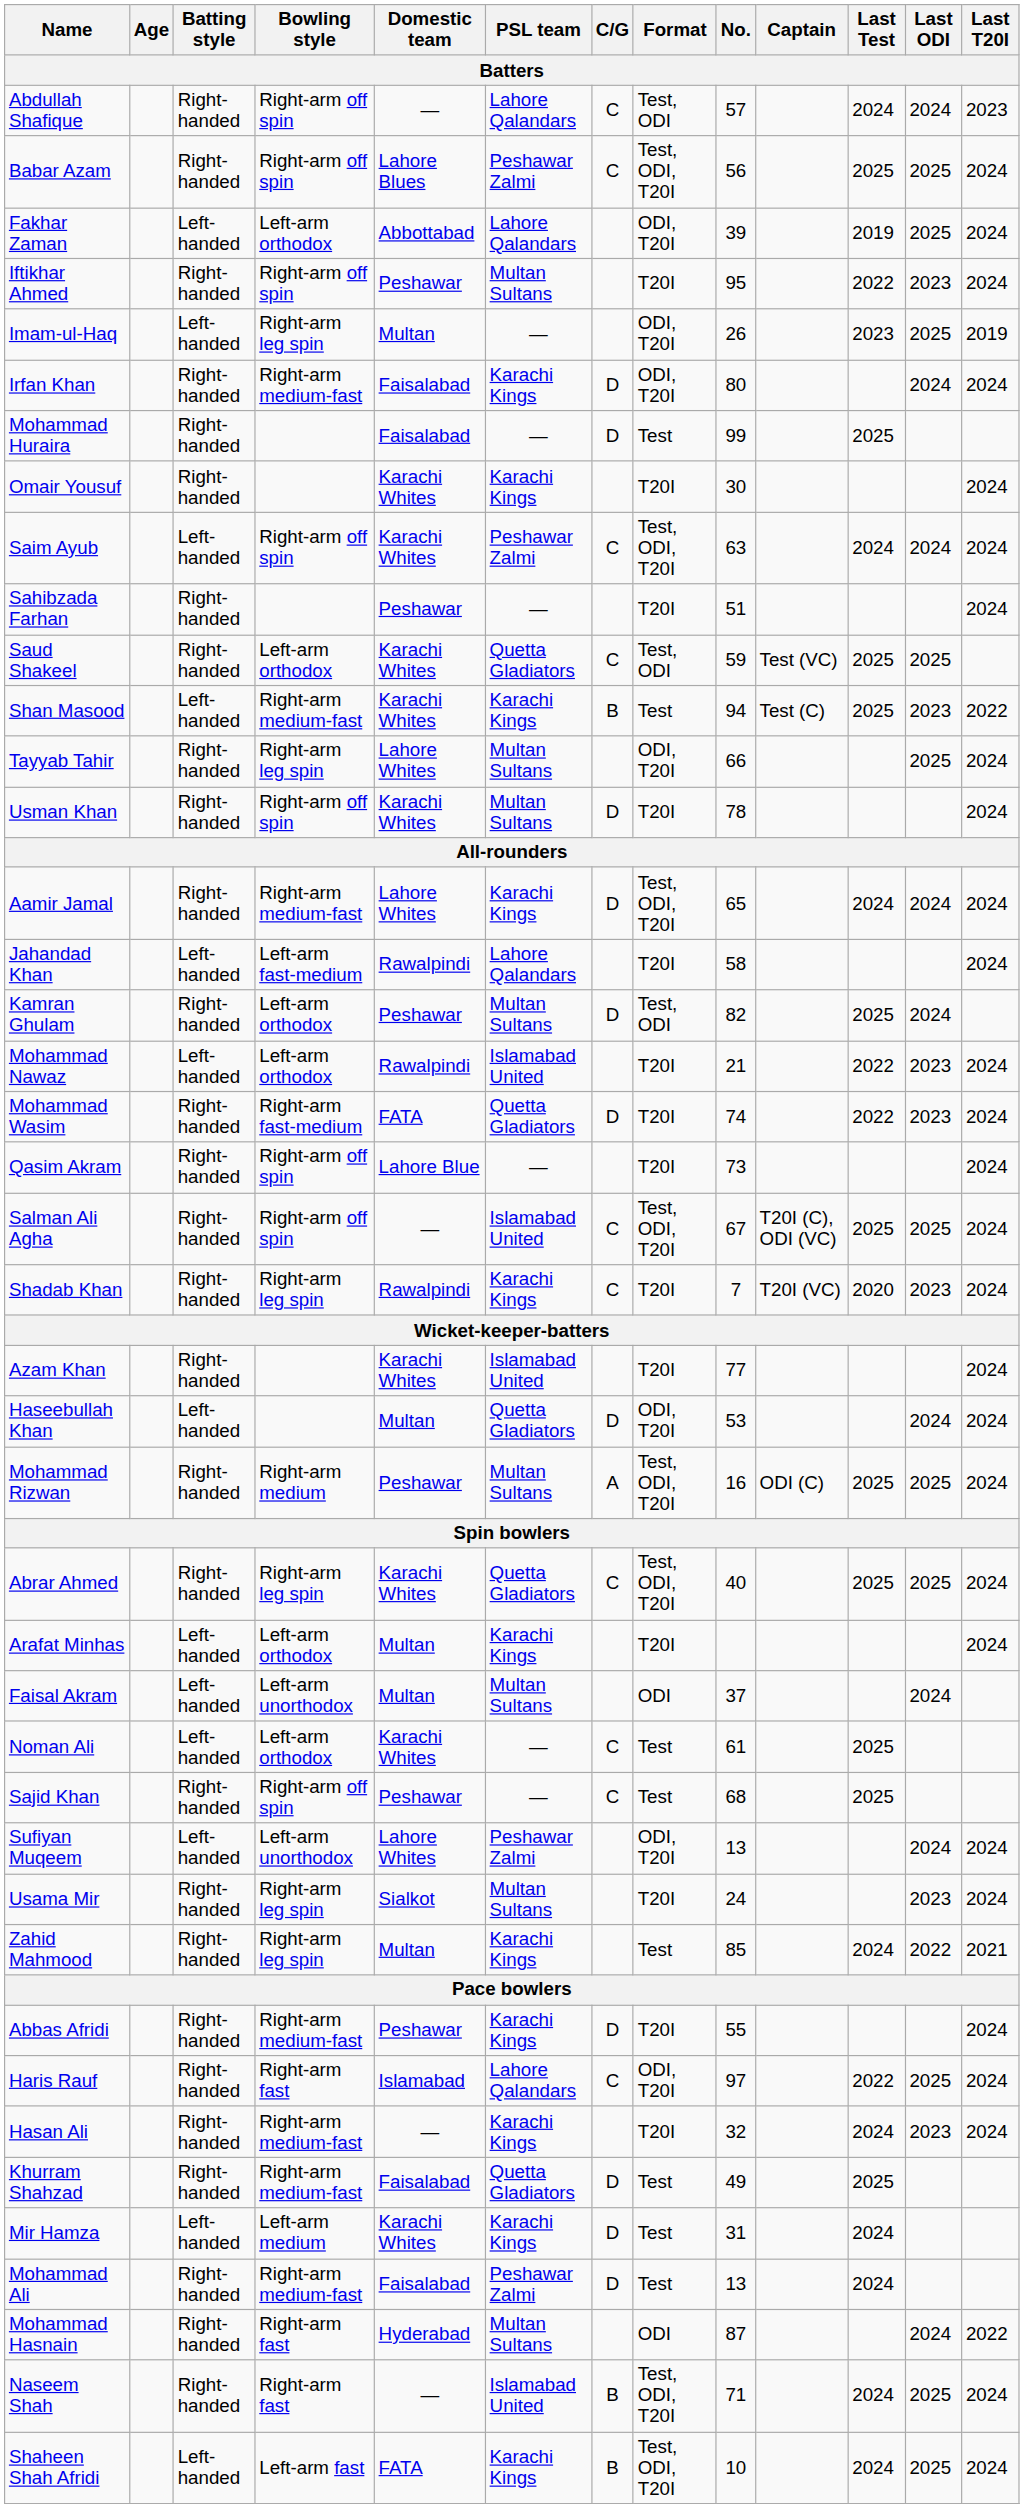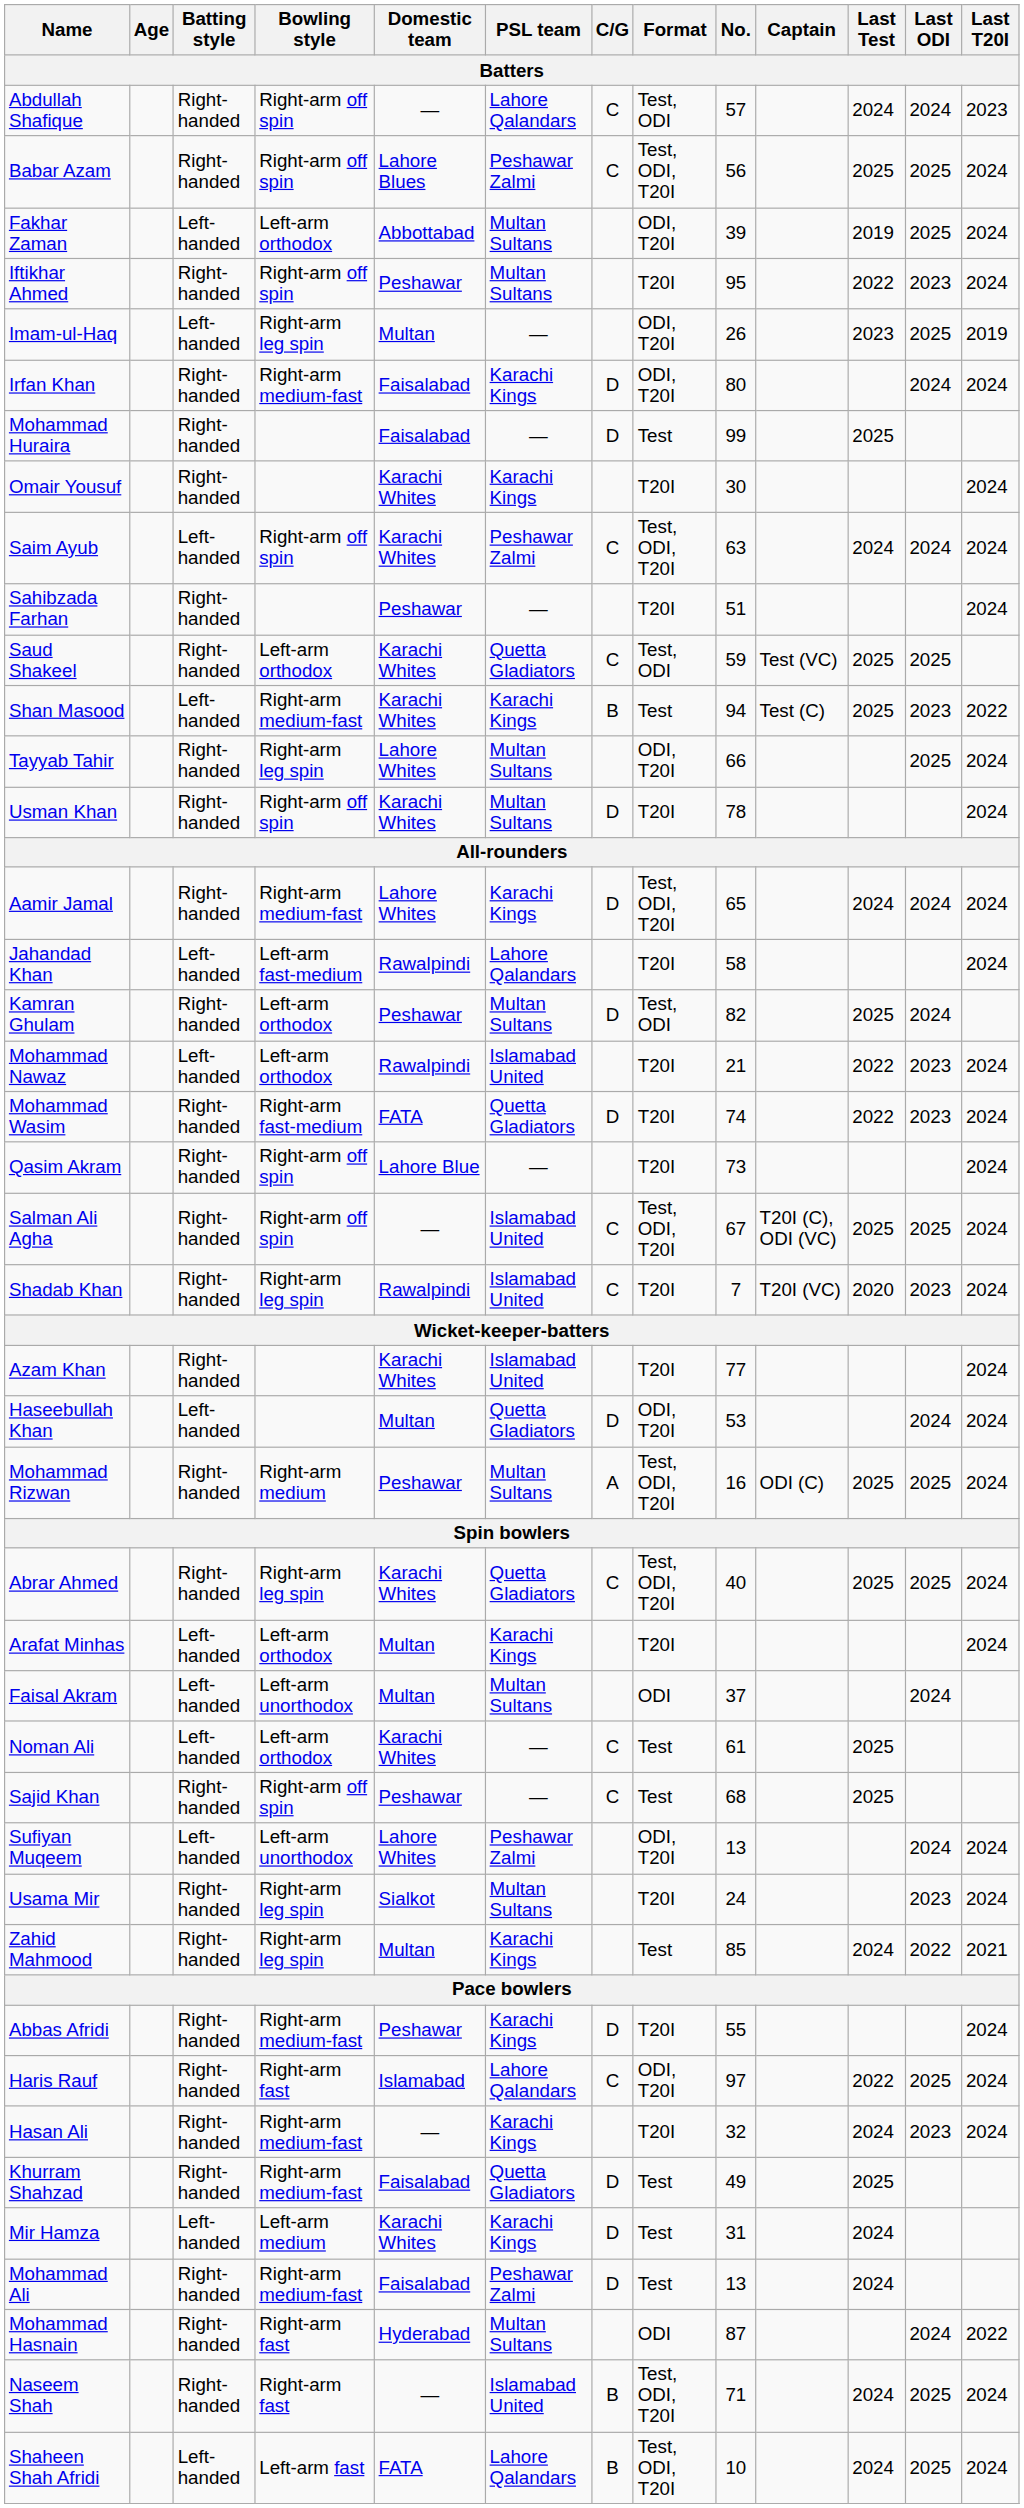(533, 232) Lahore Qalandars -> (521, 232) Multan Sultans
(521, 1289) Karachi Kings -> (533, 1289) Islamabad United
(521, 2467) Karachi Kings -> (533, 2467) Lahore Qalandars
